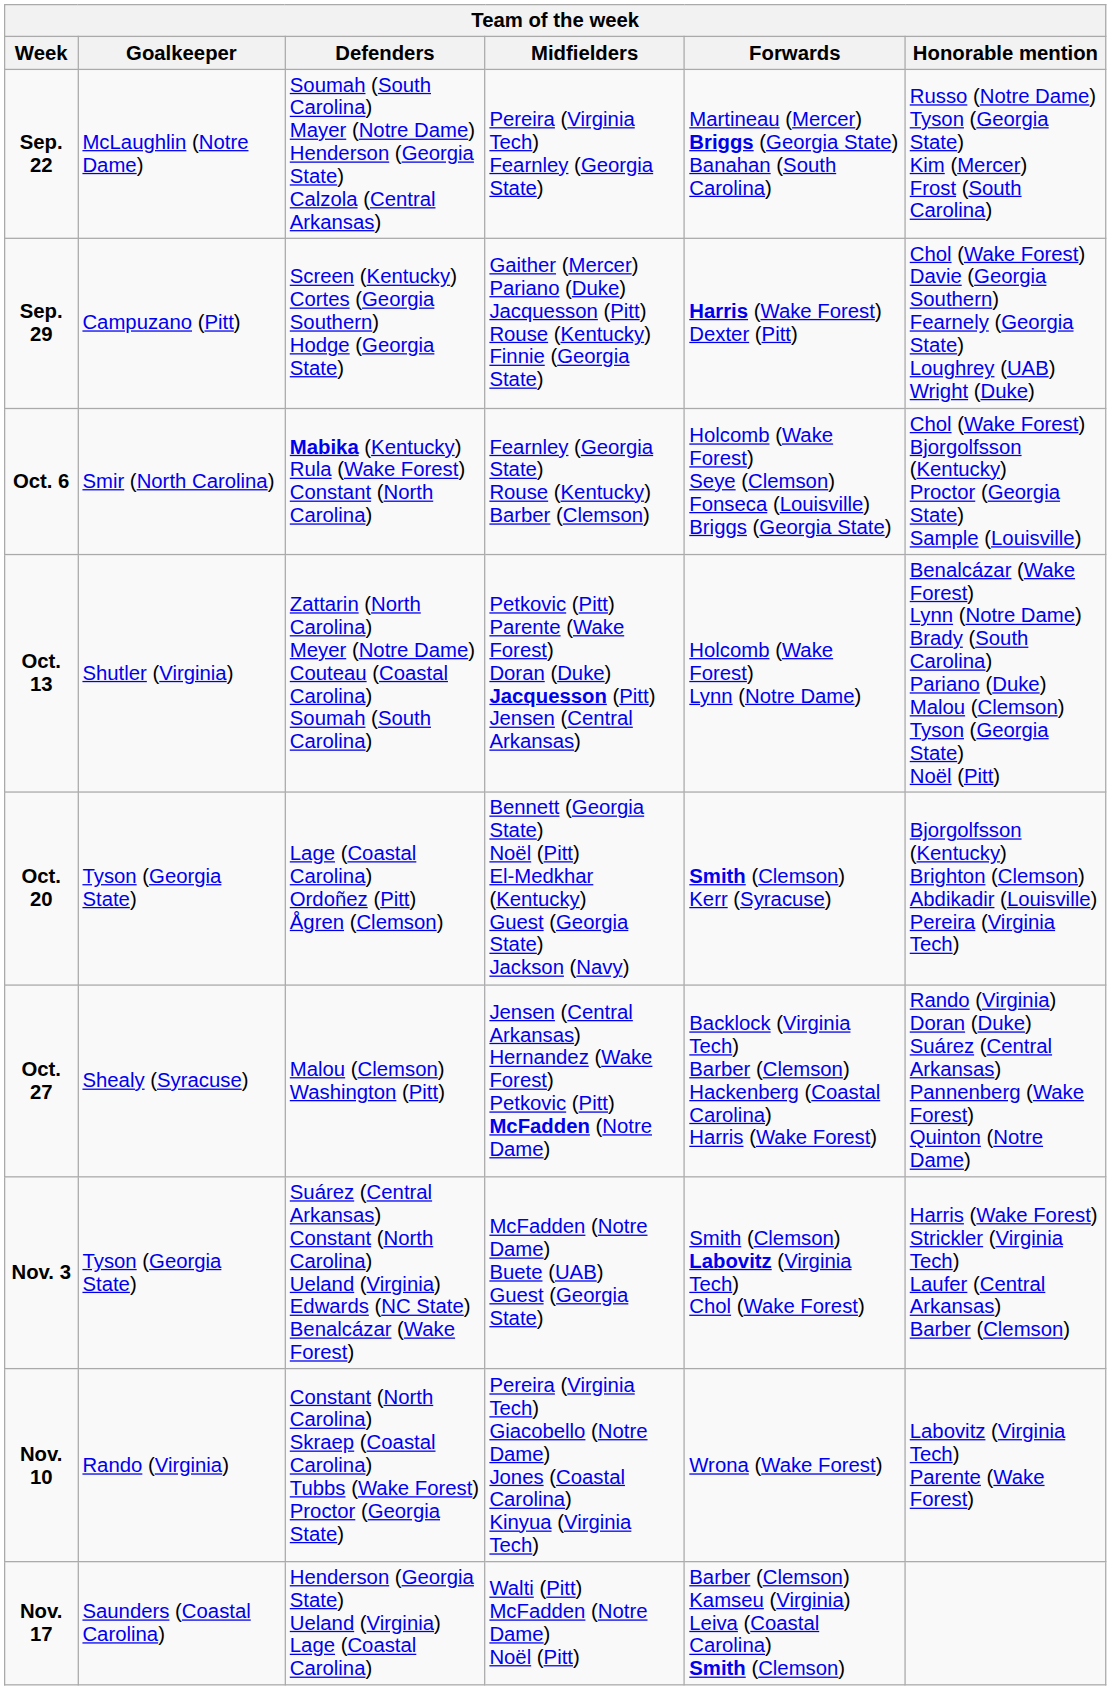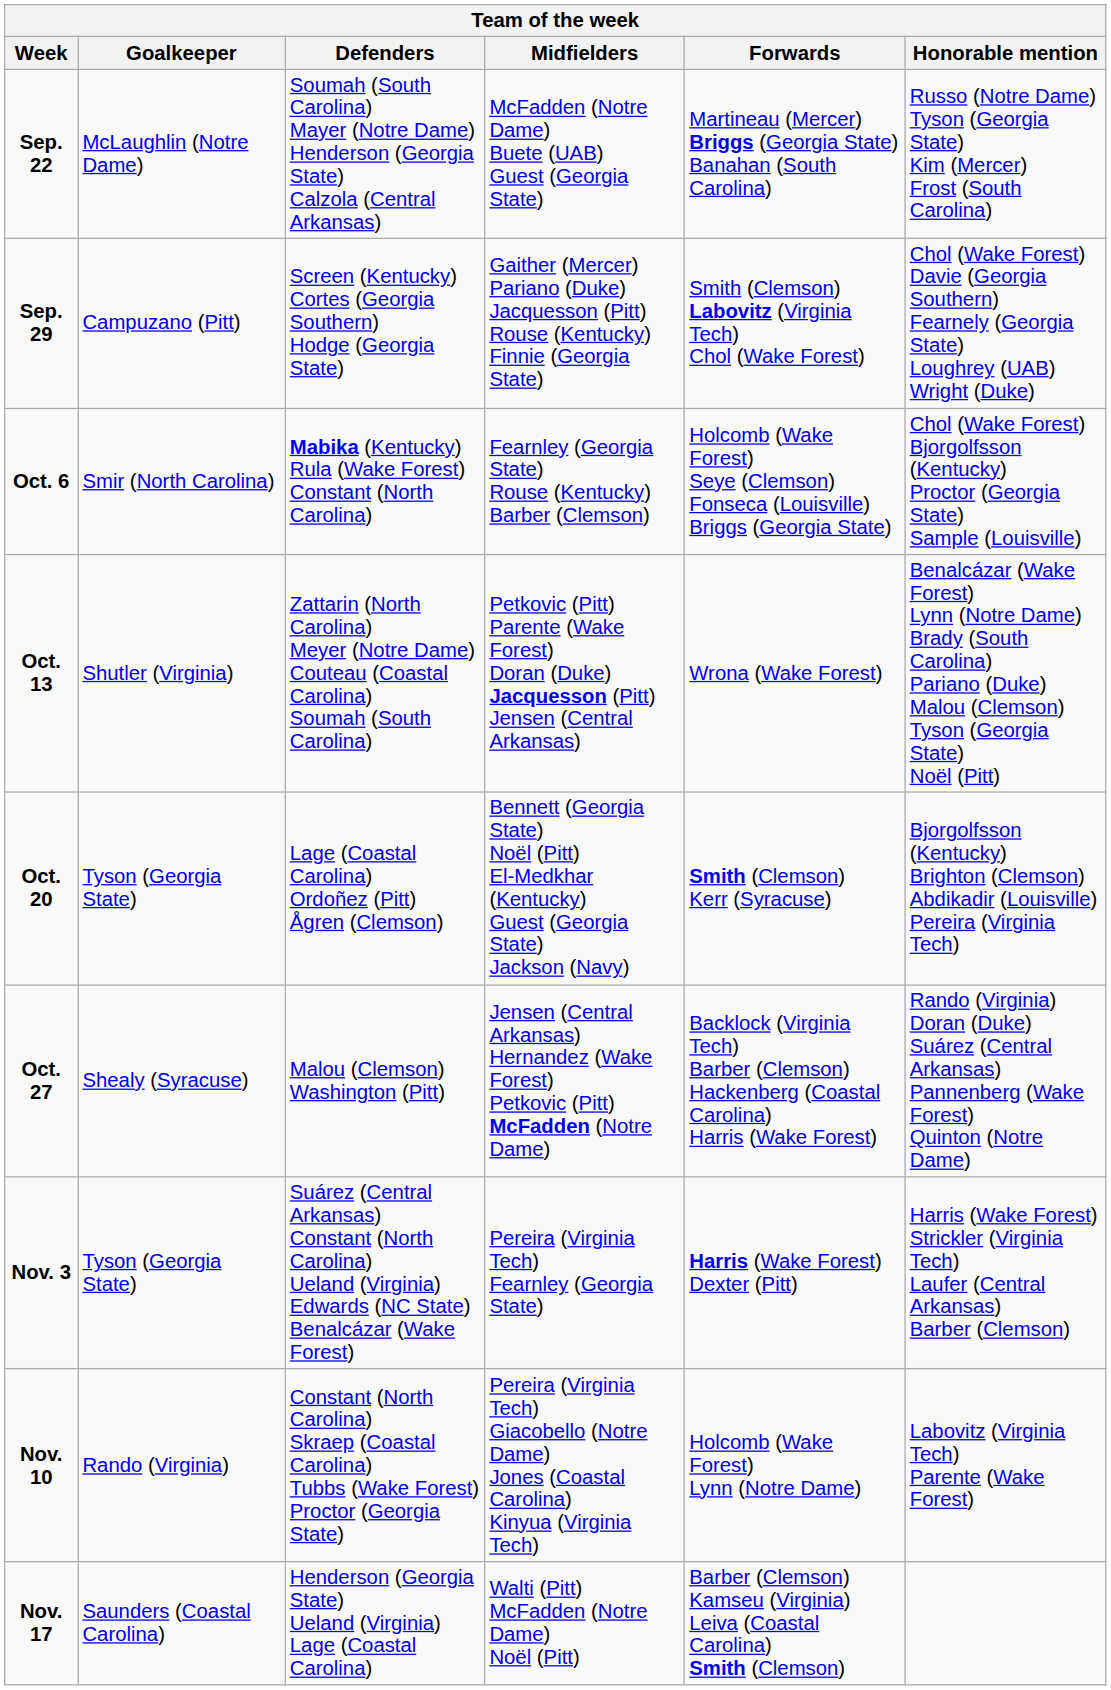(571, 153) Pereira (Virginia Tech) Fearnley (Georgia State) -> (568, 153) McFadden (Notre Dame) Buete (UAB) Guest (Georgia State)
(785, 323) Harris (Wake Forest) Dexter (Pitt) -> (777, 323) Smith (Clemson) Labovitz (Virginia Tech) Chol (Wake Forest)
(775, 673) Holcomb (Wake Forest) Lynn (Notre Dame) -> (786, 673) Wrona (Wake Forest)
(568, 1272) McFadden (Notre Dame) Buete (UAB) Guest (Georgia State) -> (571, 1272) Pereira (Virginia Tech) Fearnley (Georgia State)
(777, 1272) Smith (Clemson) Labovitz (Virginia Tech) Chol (Wake Forest) -> (785, 1272) Harris (Wake Forest) Dexter (Pitt)
(786, 1465) Wrona (Wake Forest) -> (775, 1465) Holcomb (Wake Forest) Lynn (Notre Dame)
